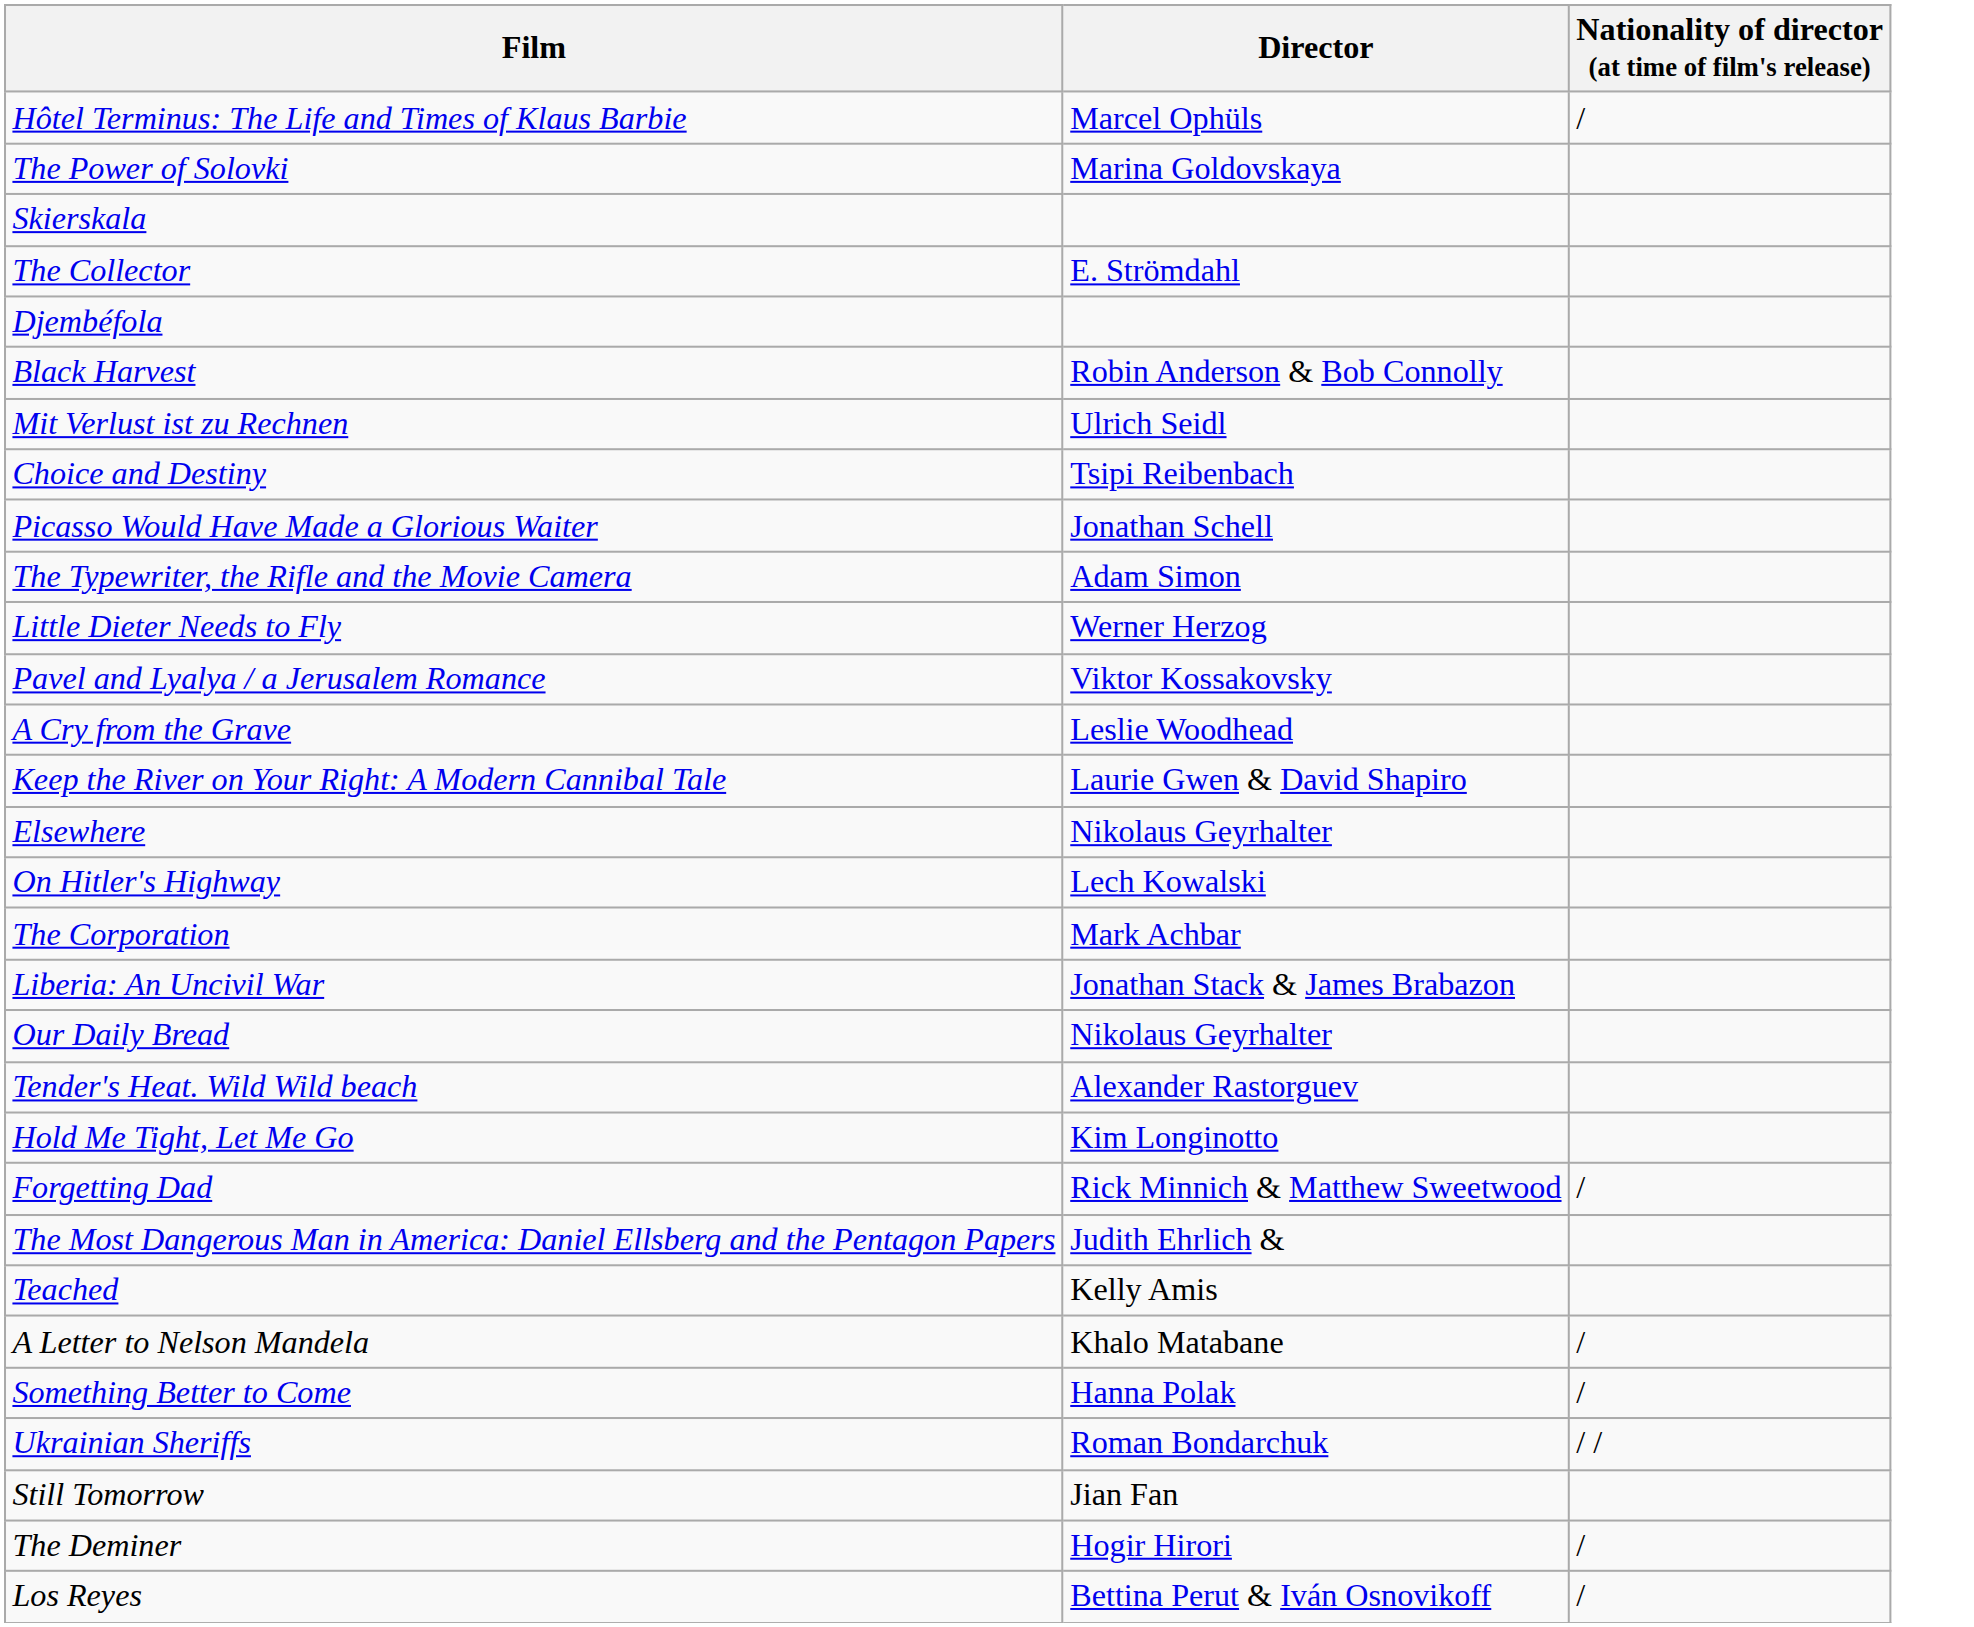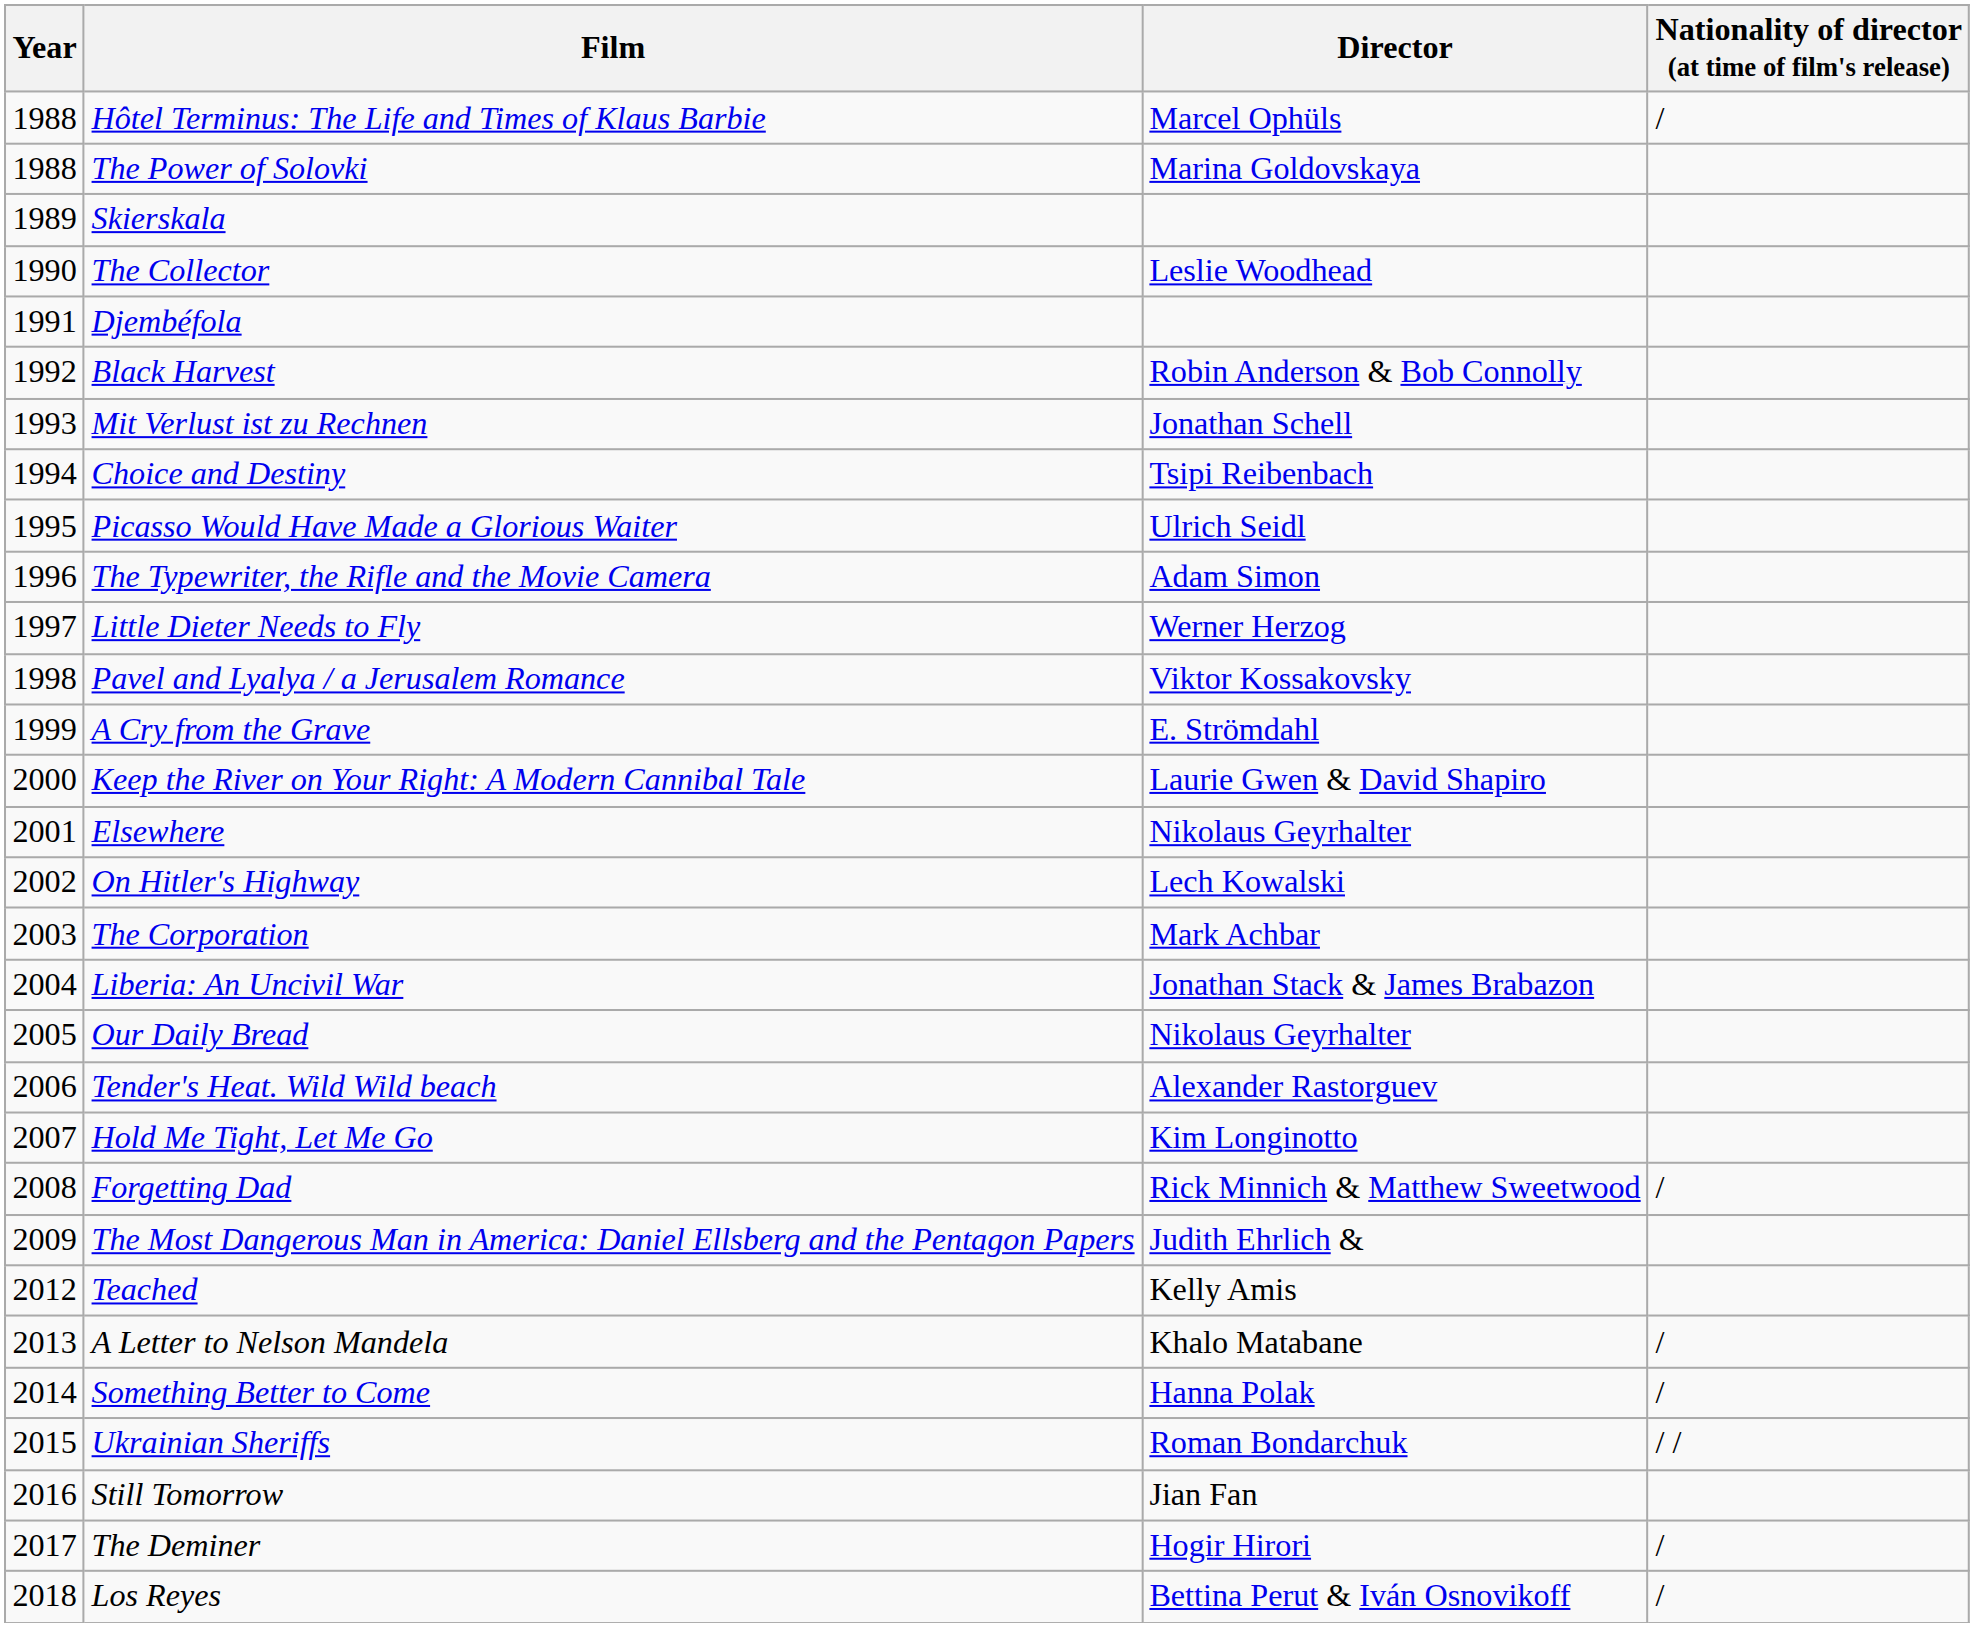+ column: (45, 48)
(1155, 270) E. Strömdahl -> (1261, 270) Leslie Woodhead
(1148, 423) Ulrich Seidl -> (1251, 423) Jonathan Schell
(1172, 525) Jonathan Schell -> (1228, 525) Ulrich Seidl
(1182, 729) Leslie Woodhead -> (1234, 729) E. Strömdahl
